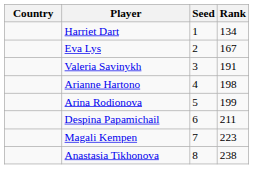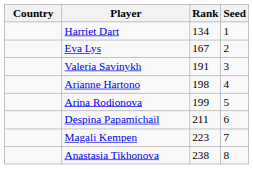columns swapped: (233, 13) <-> (203, 13)
